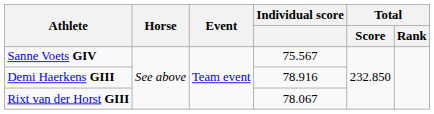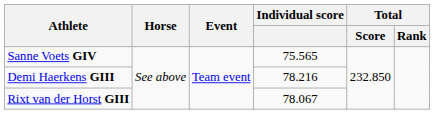(300, 57) 75.567 -> (300, 57) 75.565
(300, 78) 78.916 -> (300, 78) 78.216
